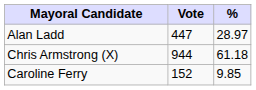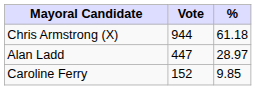rows swapped: (63, 54) <-> (36, 34)
